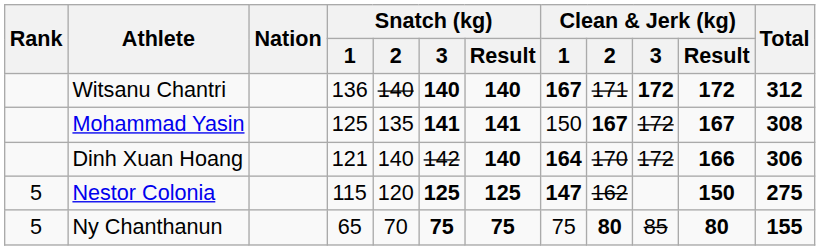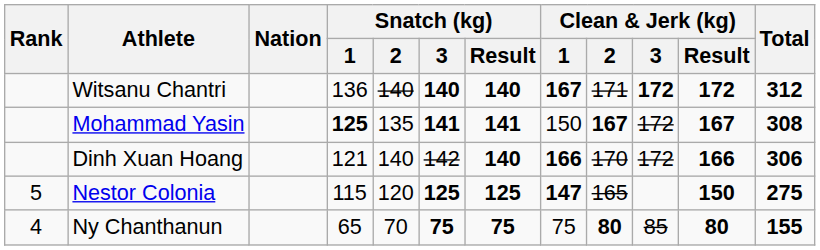(350, 124) normal -> (350, 124) bold
(564, 158) 164 -> (564, 158) 166
(610, 192) 162 -> (610, 192) 165
(36, 227) 5 -> (36, 227) 4
